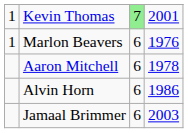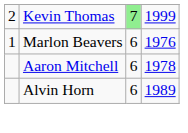(12, 16) 1 -> (12, 16) 2
(164, 16) 2001 -> (160, 16) 1999
(164, 90) 1986 -> (160, 90) 1989
- row: (74, 115)
